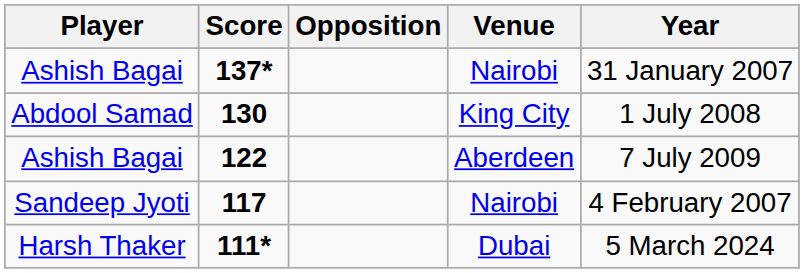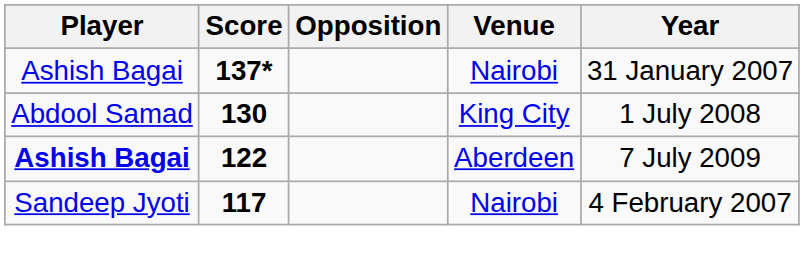(102, 158) normal -> (102, 158) bold
- row: (244, 245)
